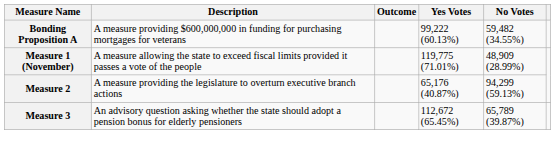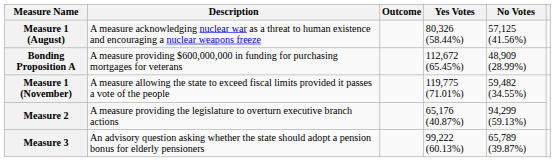+ row: (46, 34)
(440, 34) 99,222 (60.13%) -> (445, 61) 112,672 (65.45%)
(505, 34) 59,482 (34.55%) -> (507, 61) 48,909 (28.99%)
(505, 61) 48,909 (28.99%) -> (507, 88) 59,482 (34.55%)
(440, 116) 112,672 (65.45%) -> (445, 143) 99,222 (60.13%)
